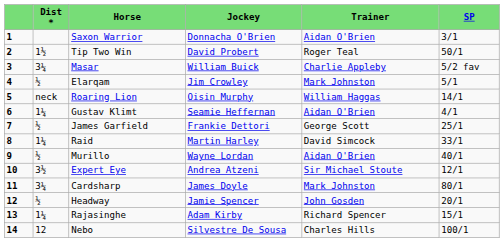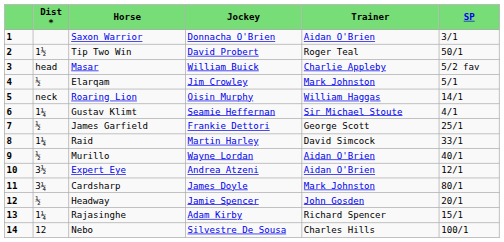(41, 67) 3¼ -> (46, 67) head
(339, 111) Aidan O'Brien -> (353, 111) Sir Michael Stoute
(353, 171) Sir Michael Stoute -> (339, 171) Aidan O'Brien
